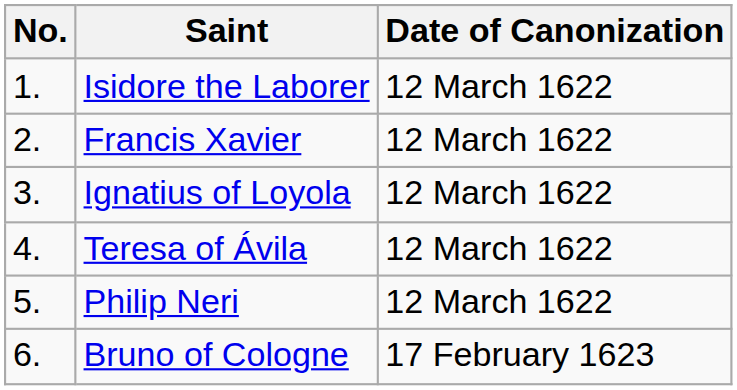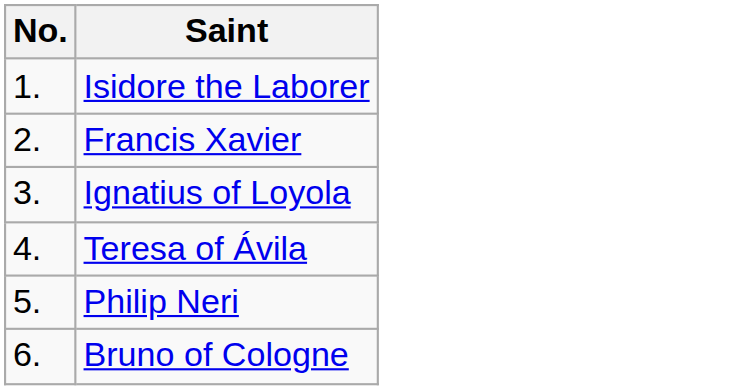- column: (555, 31)
